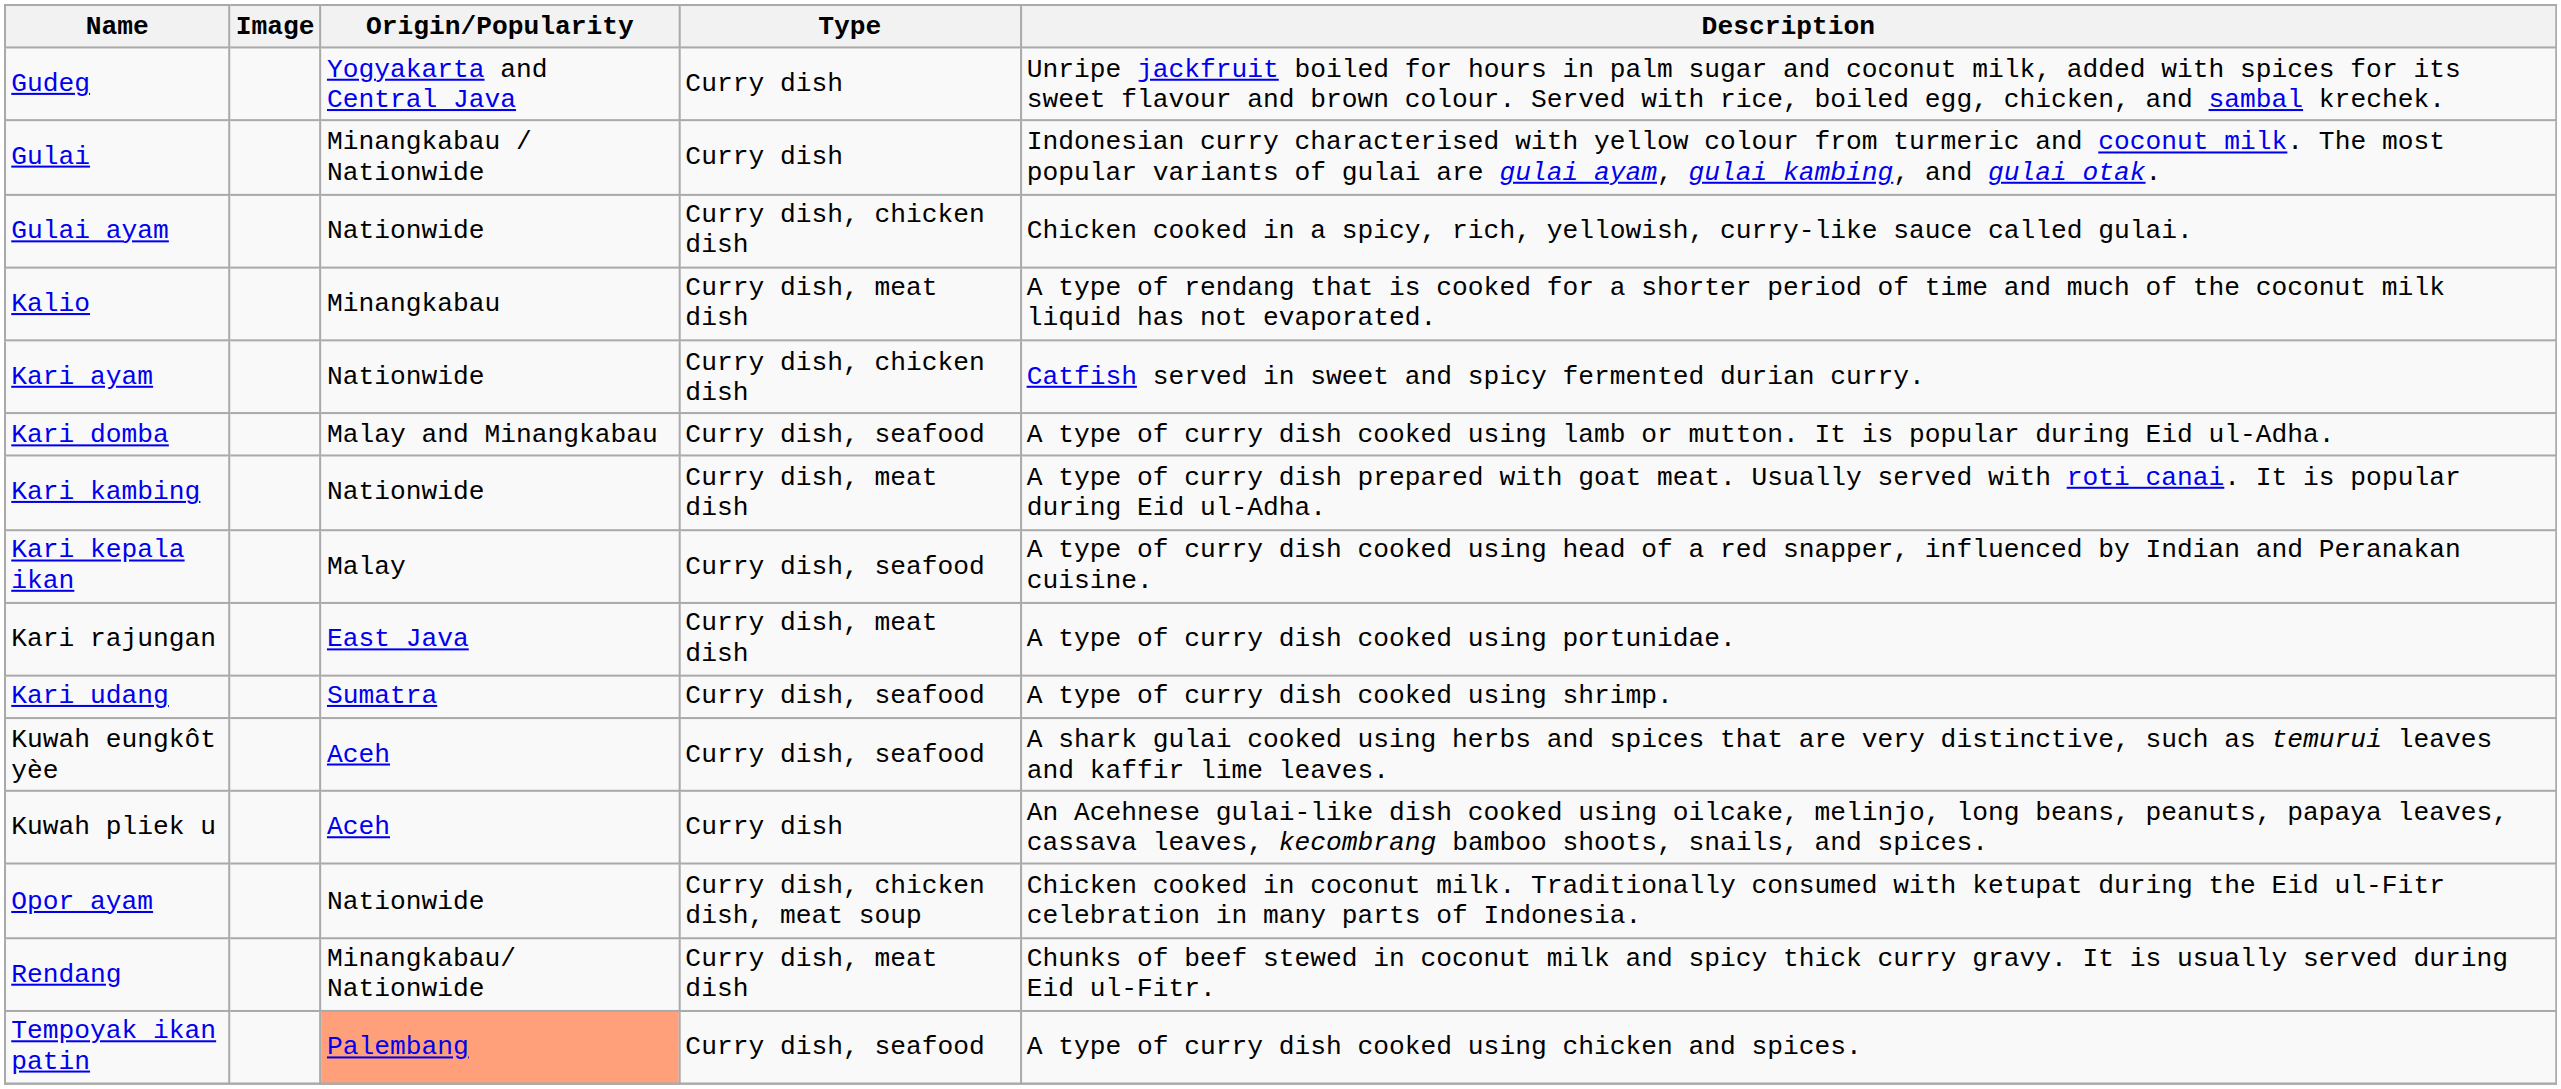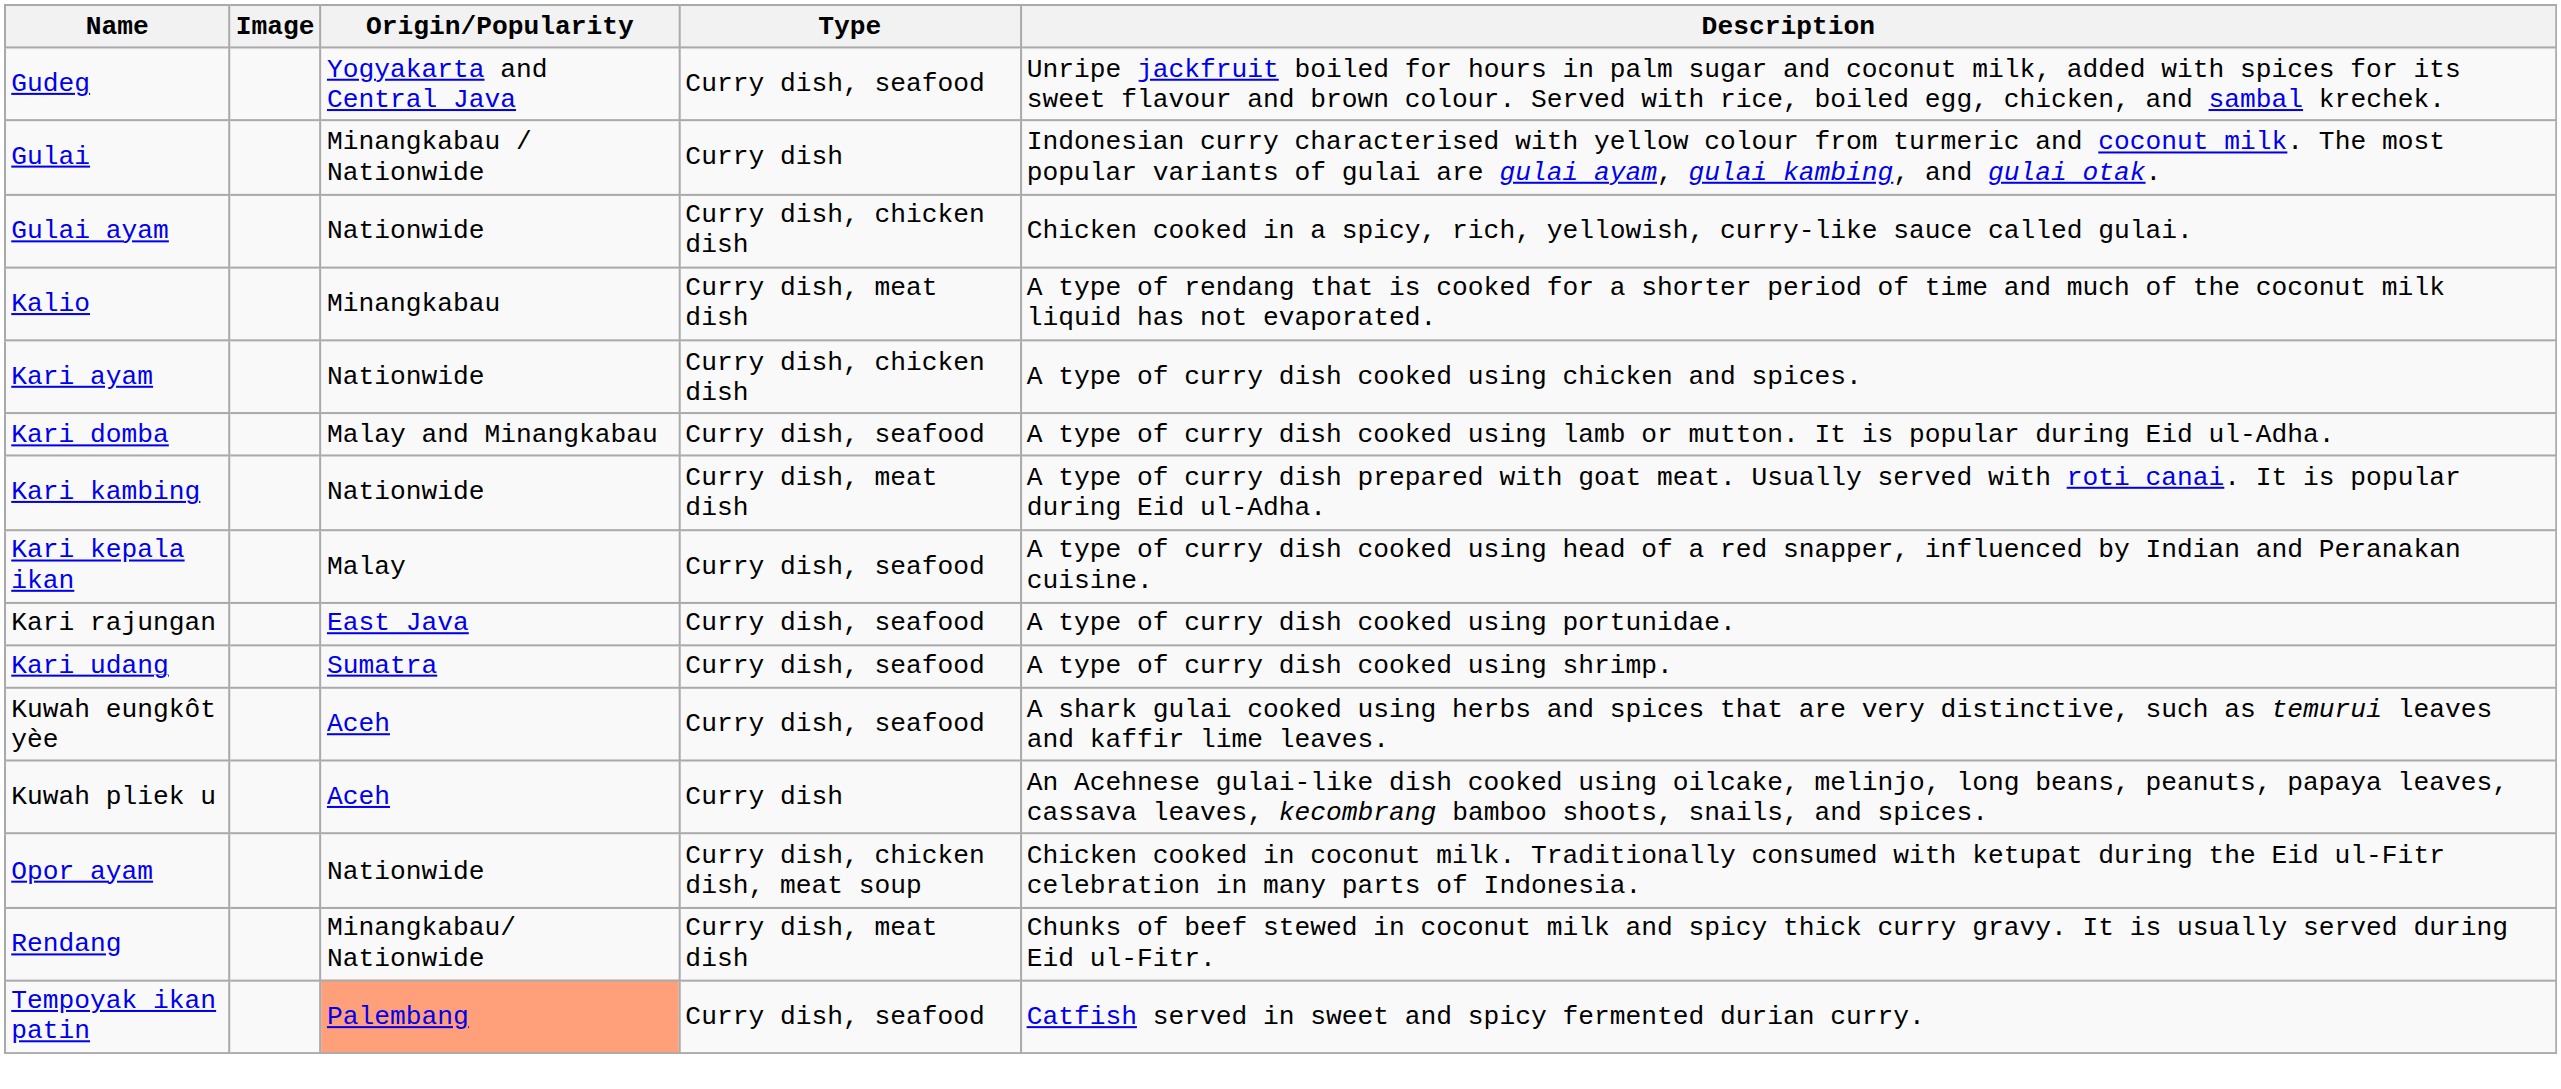(764, 84) Curry dish -> (835, 84) Curry dish, seafood
(1476, 377) Catfish served in sweet and spicy fermented durian curry. -> (1444, 377) A type of curry dish cooked using chicken and spices.
(811, 639) Curry dish, meat dish -> (835, 624) Curry dish, seafood
(1444, 1047) A type of curry dish cooked using chicken and spices. -> (1476, 1017) Catfish served in sweet and spicy fermented durian curry.
